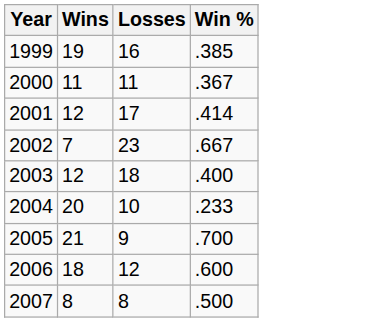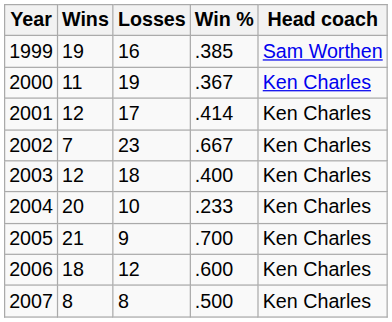+ column: (323, 20)
(128, 82) 11 -> (129, 82) 19
